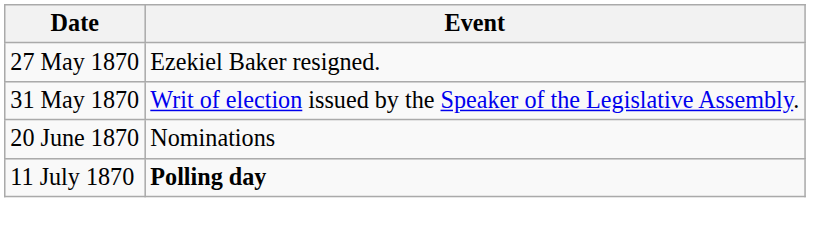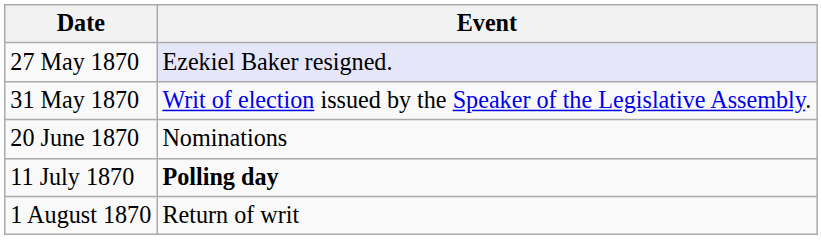(265, 61) no background -> (277, 61) lavender background
+ row: (81, 215)
